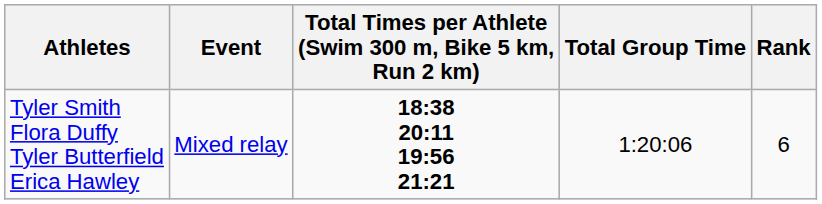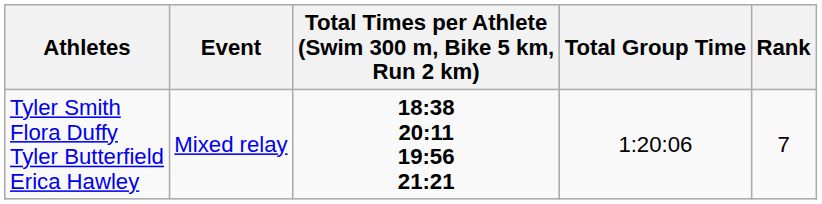(784, 144) 6 -> (784, 144) 7
